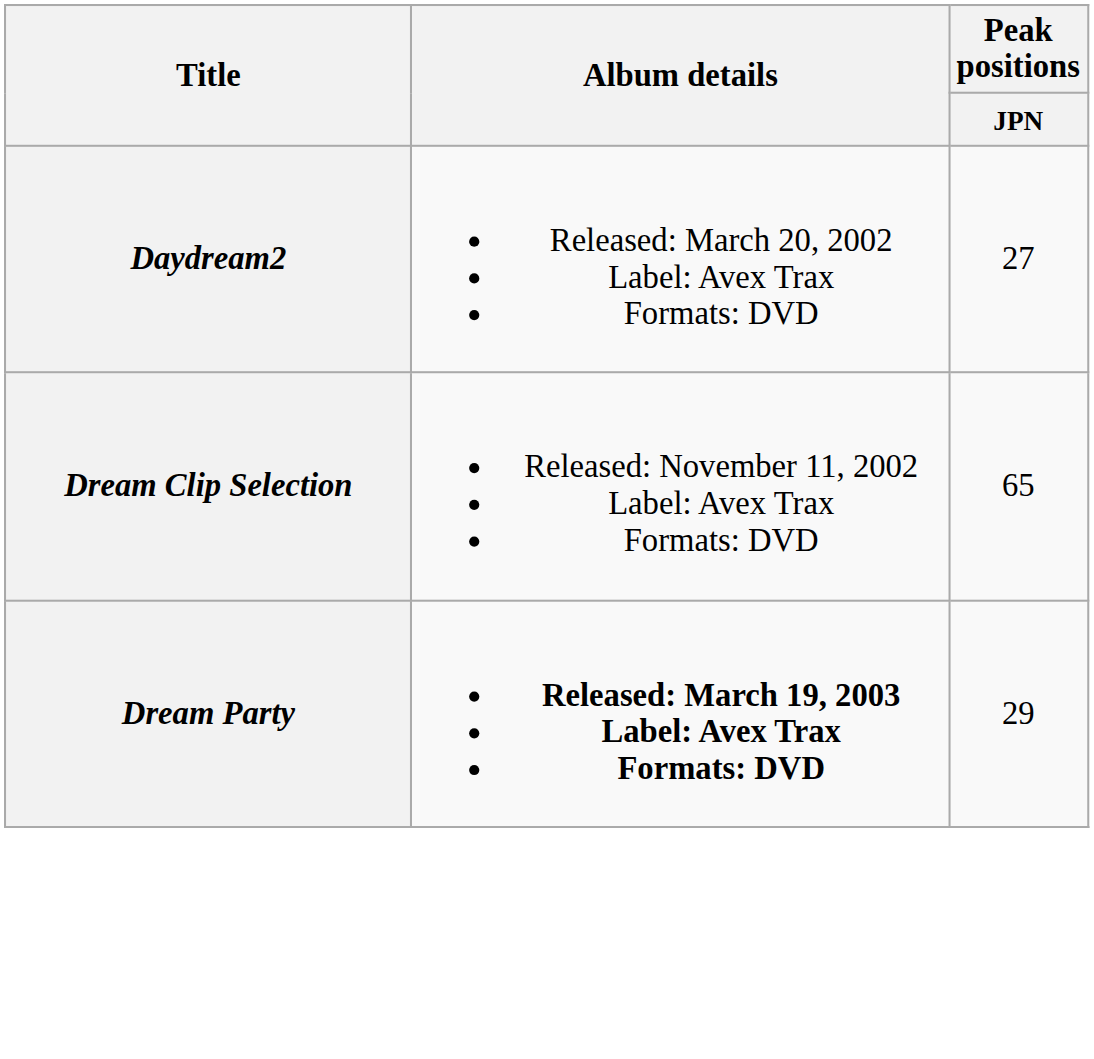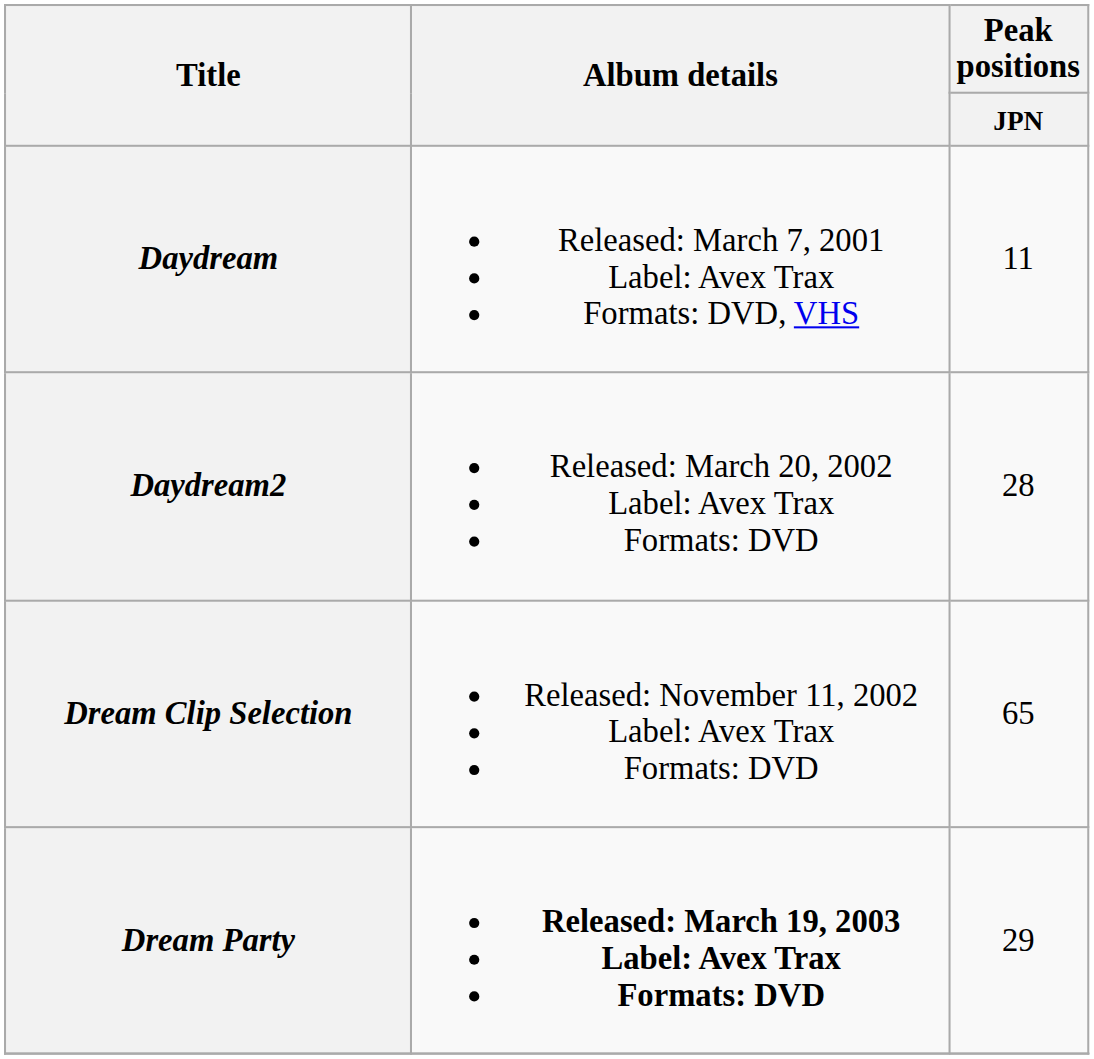+ row: (208, 258)
(1018, 258) 27 -> (1018, 485) 28
